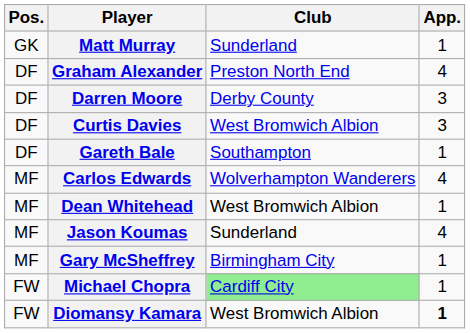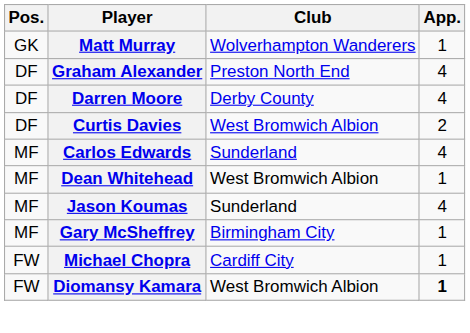(253, 44) Sunderland -> (313, 44) Wolverhampton Wanderers
(442, 98) 3 -> (442, 98) 4
(442, 125) 3 -> (442, 125) 2
- row: (127, 152)
(313, 179) Wolverhampton Wanderers -> (253, 152) Sunderland
(252, 286) lightgreen background -> (252, 260) no background
